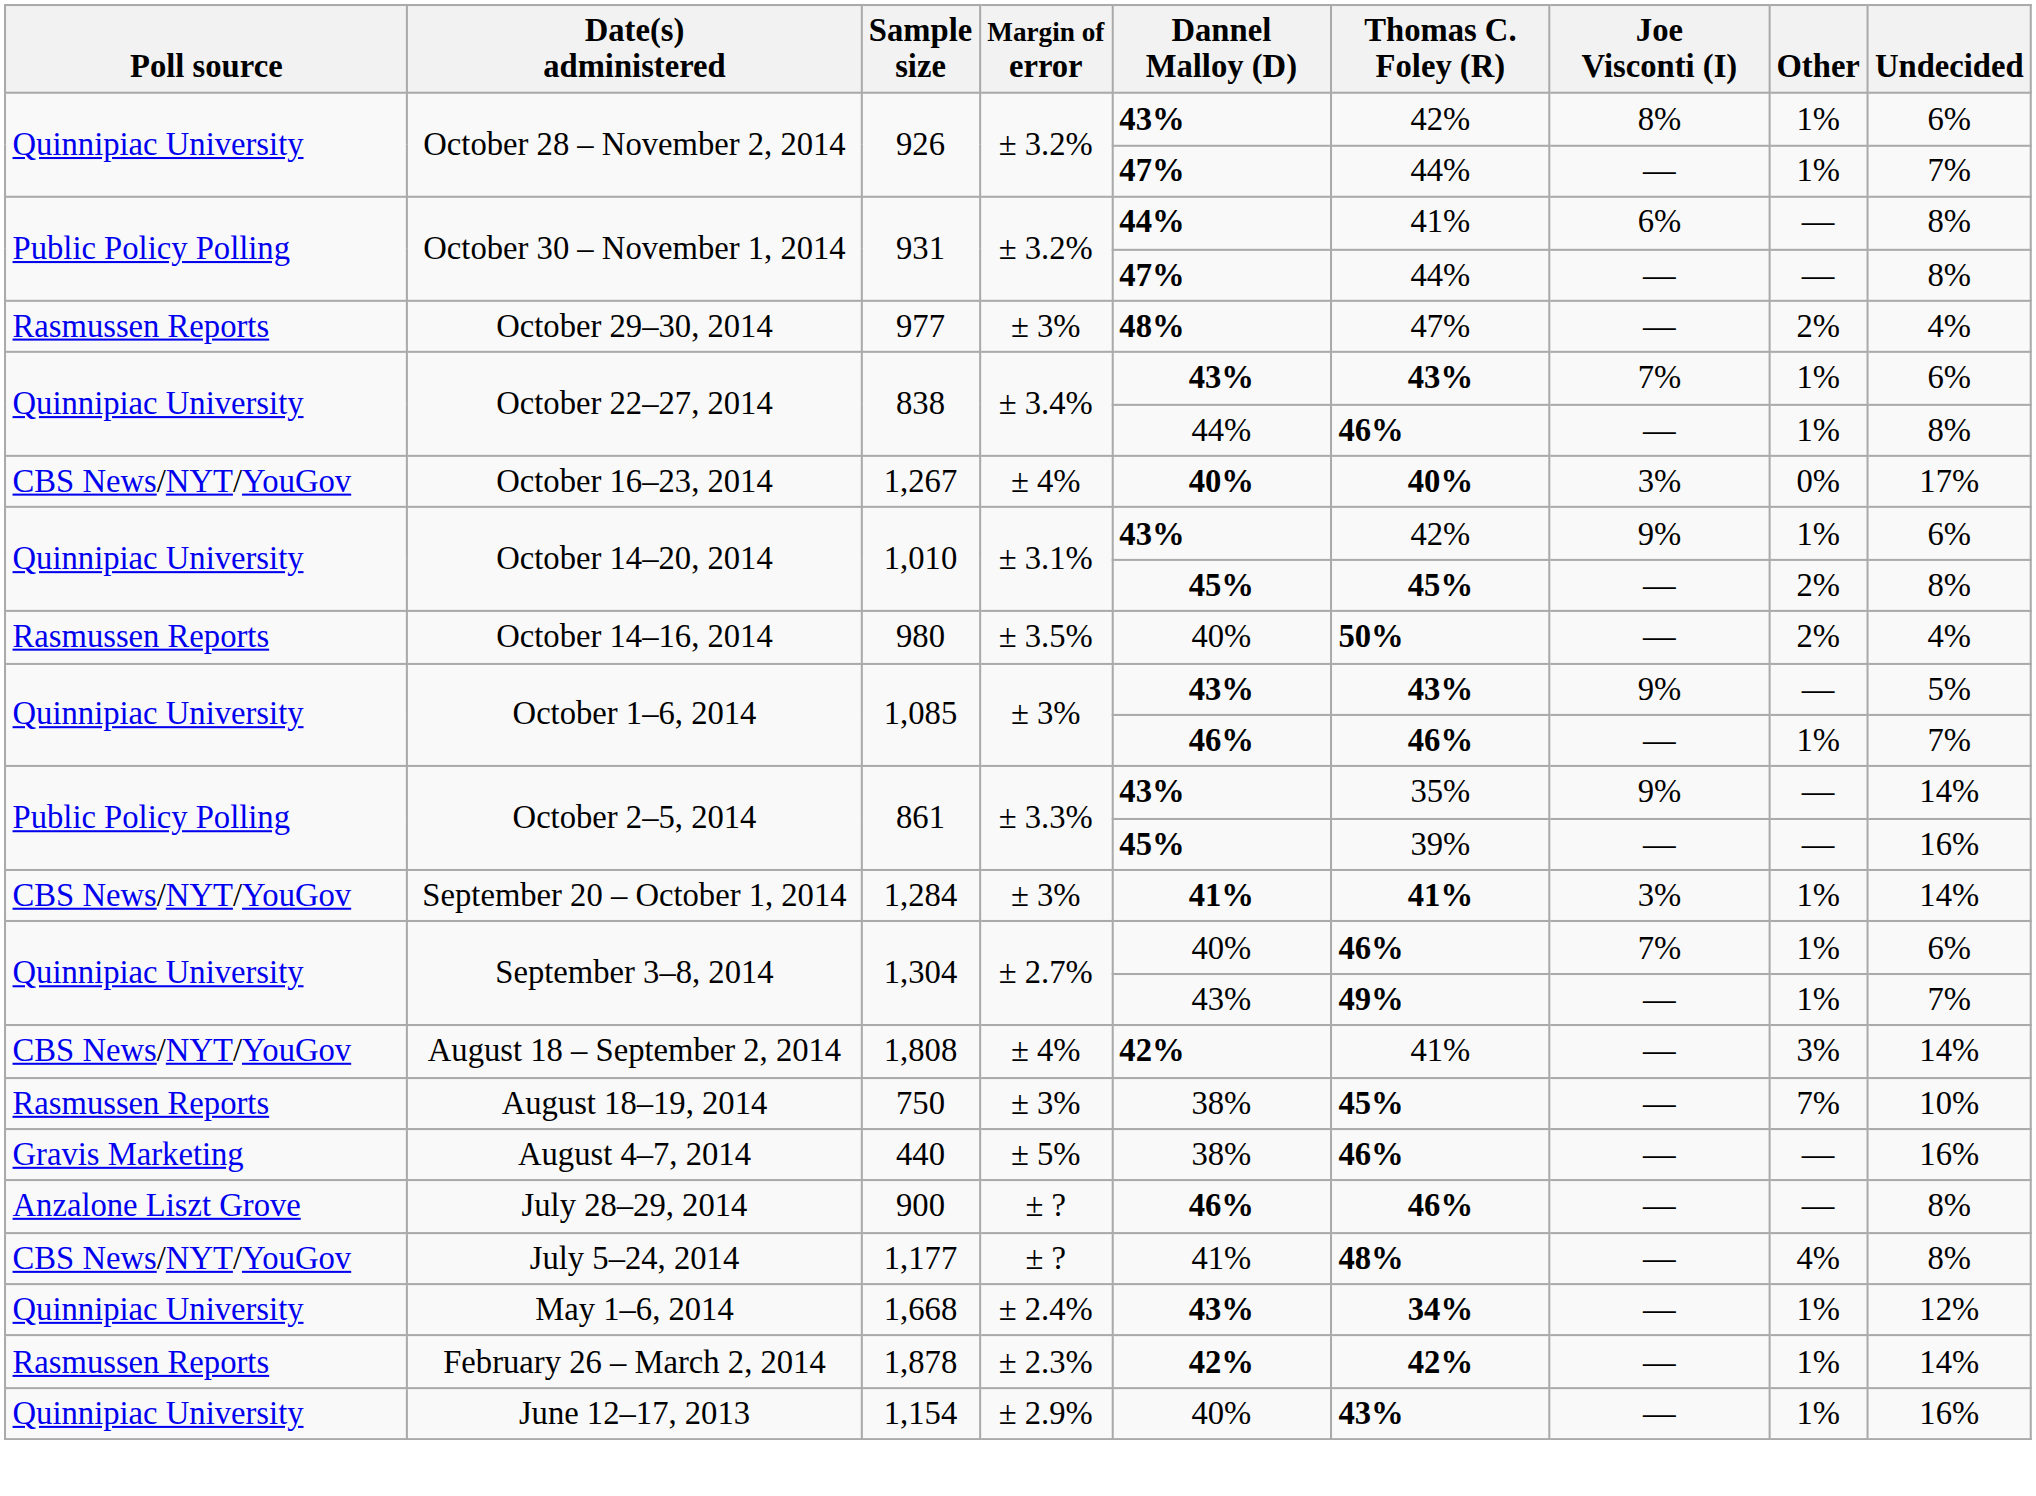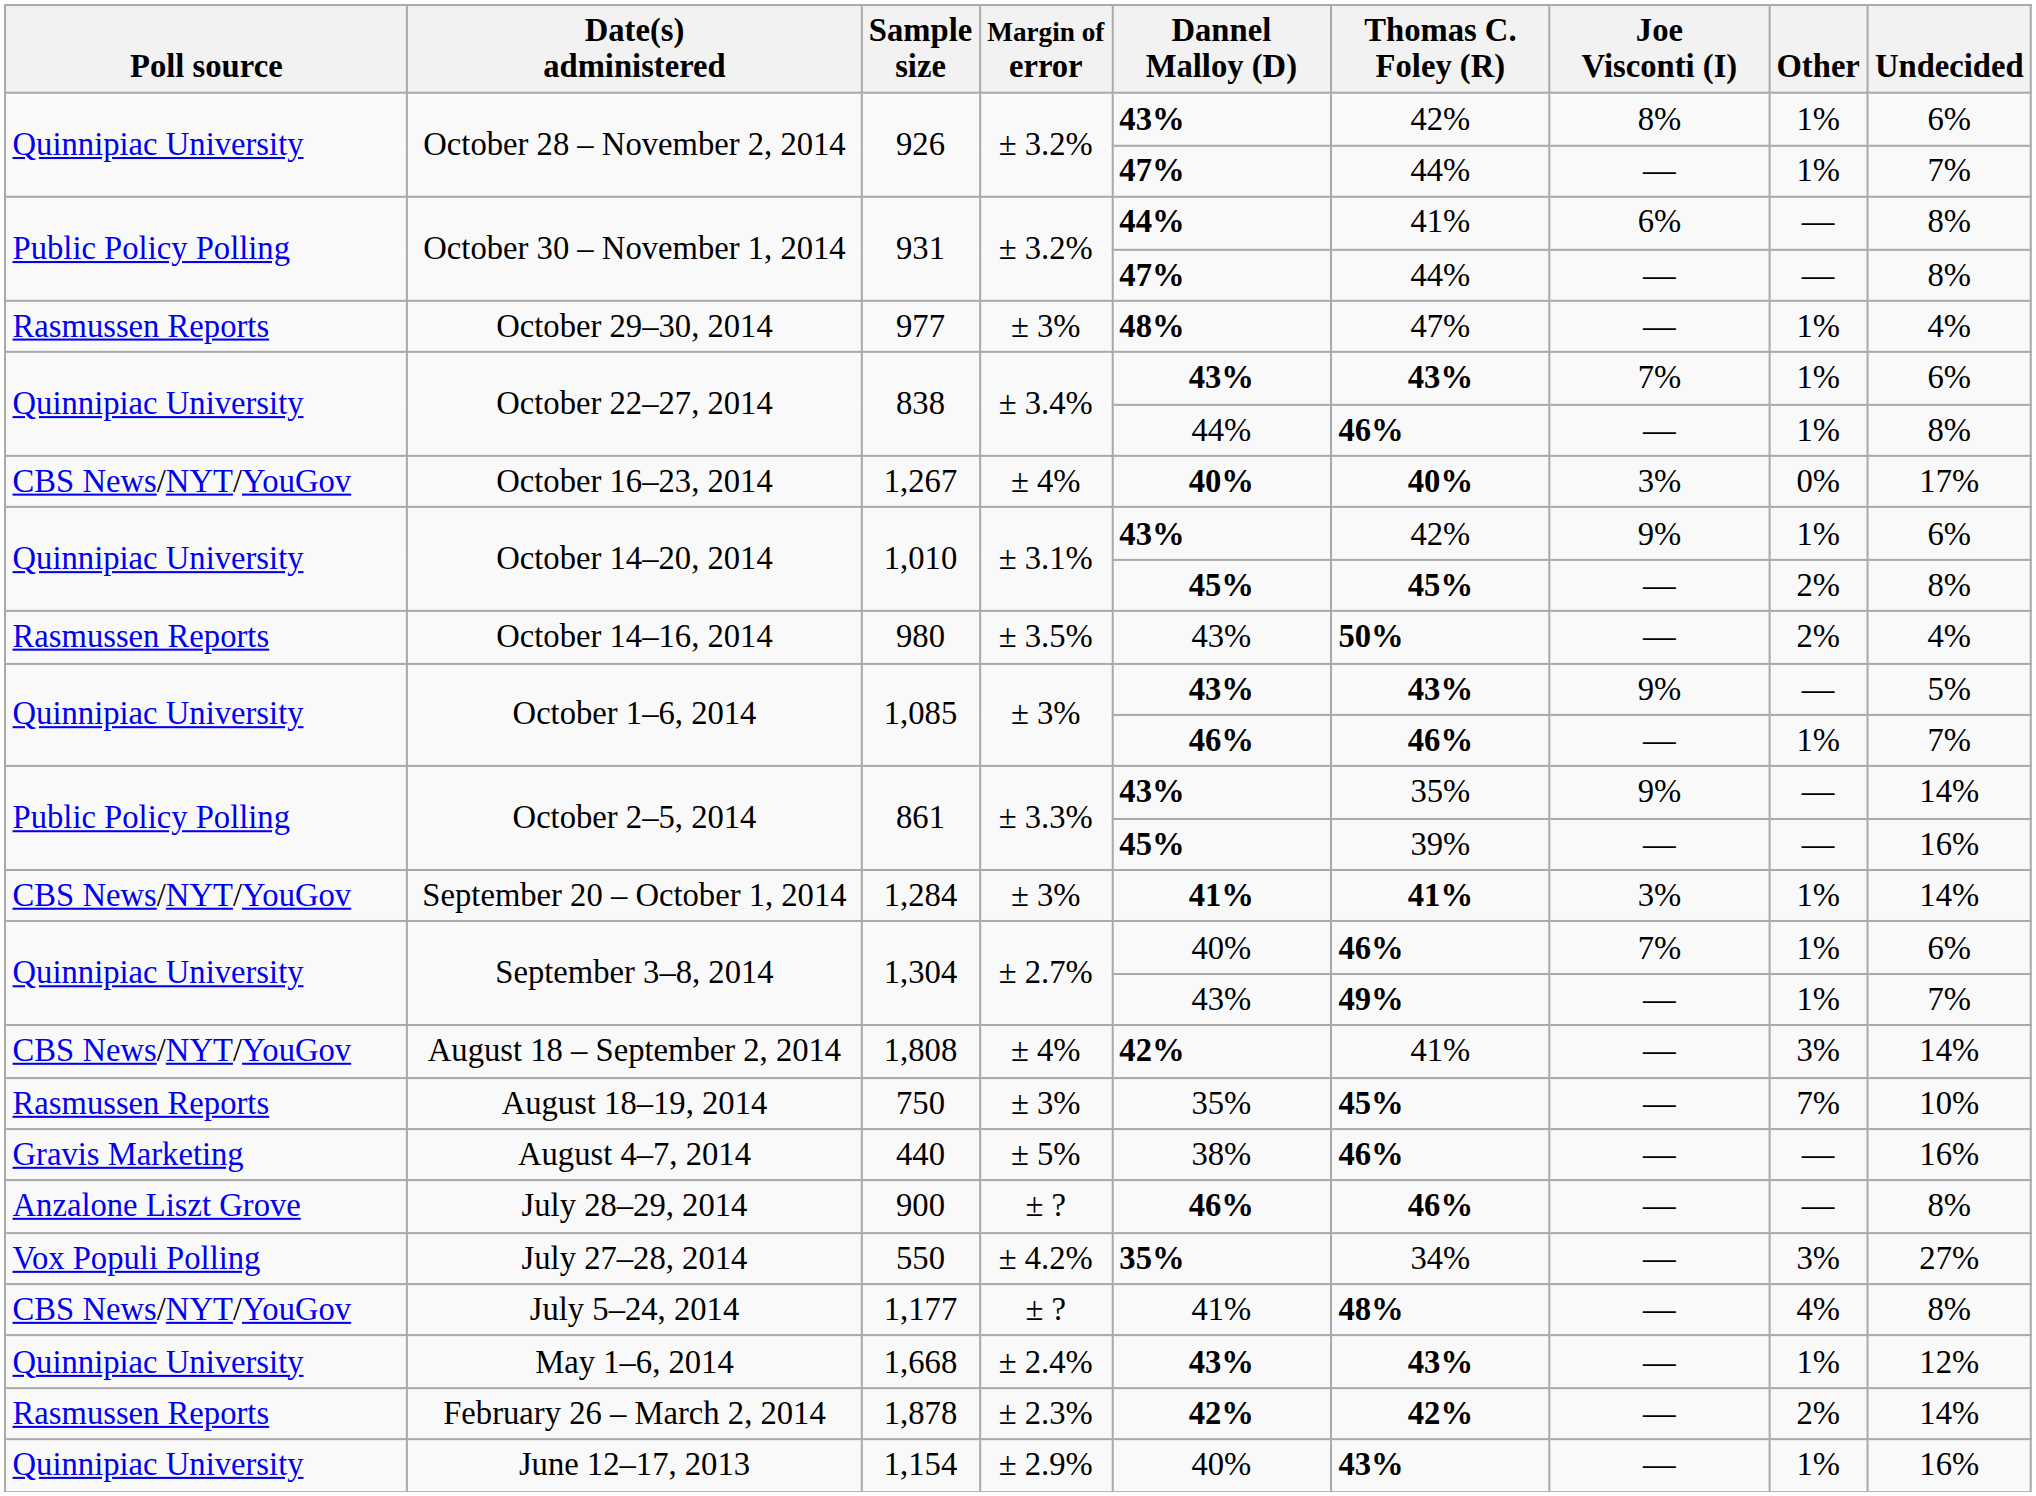(1818, 325) 2% -> (1818, 325) 1%
(1221, 636) 40% -> (1221, 636) 43%
(1221, 1102) 38% -> (1221, 1102) 35%
+ row: (634, 1257)
(1440, 1309) 34% -> (1440, 1361) 43%
(1818, 1361) 1% -> (1818, 1412) 2%
